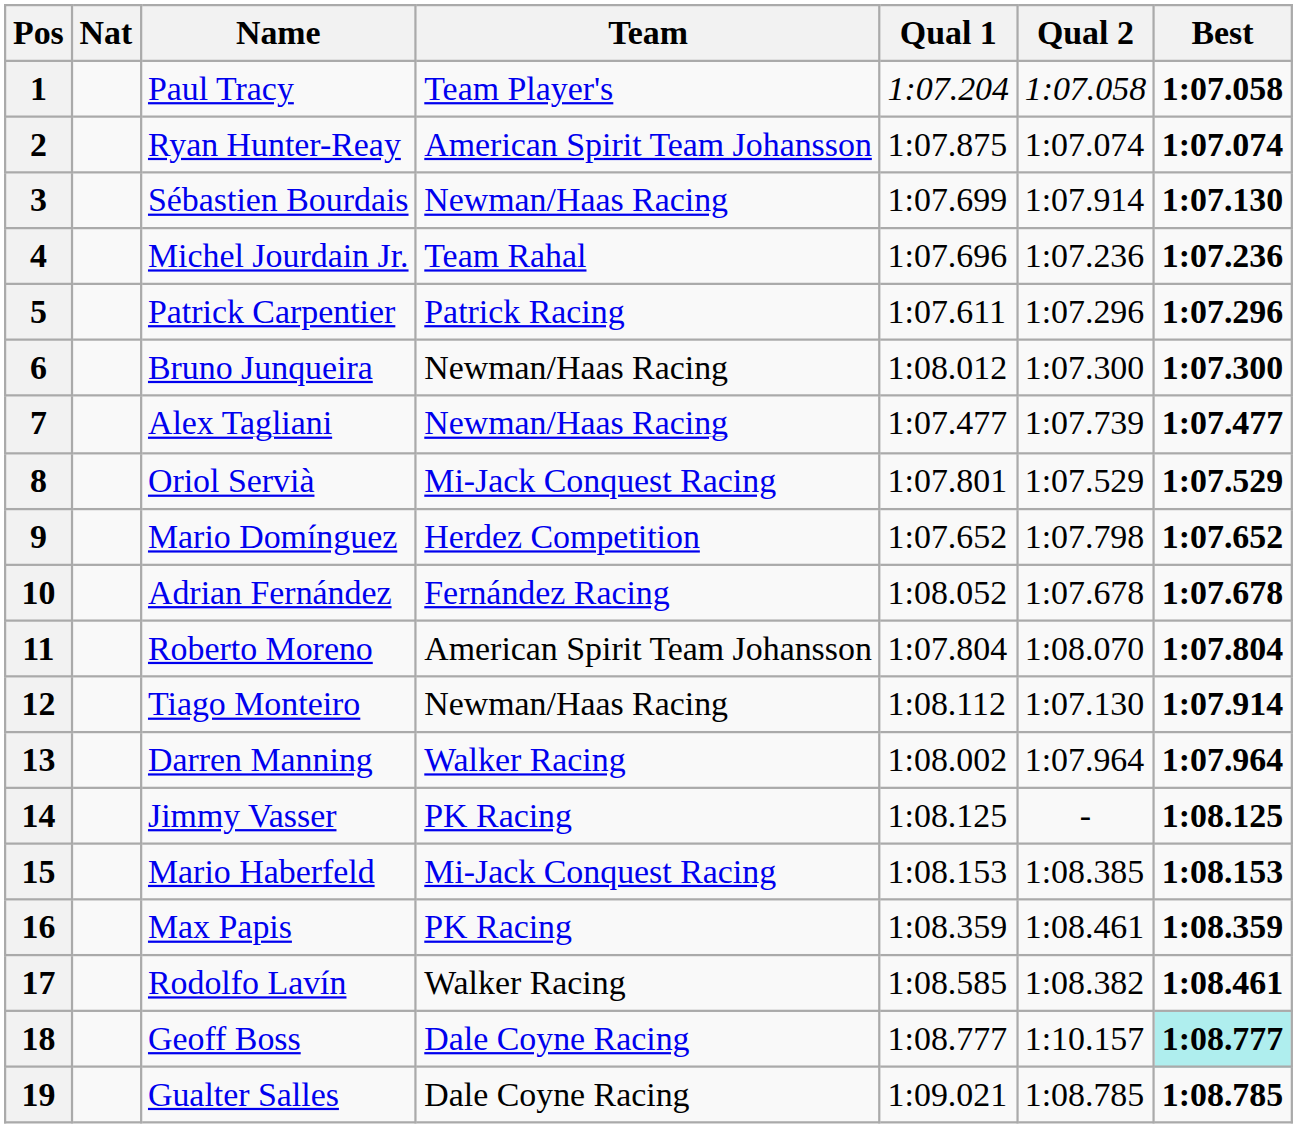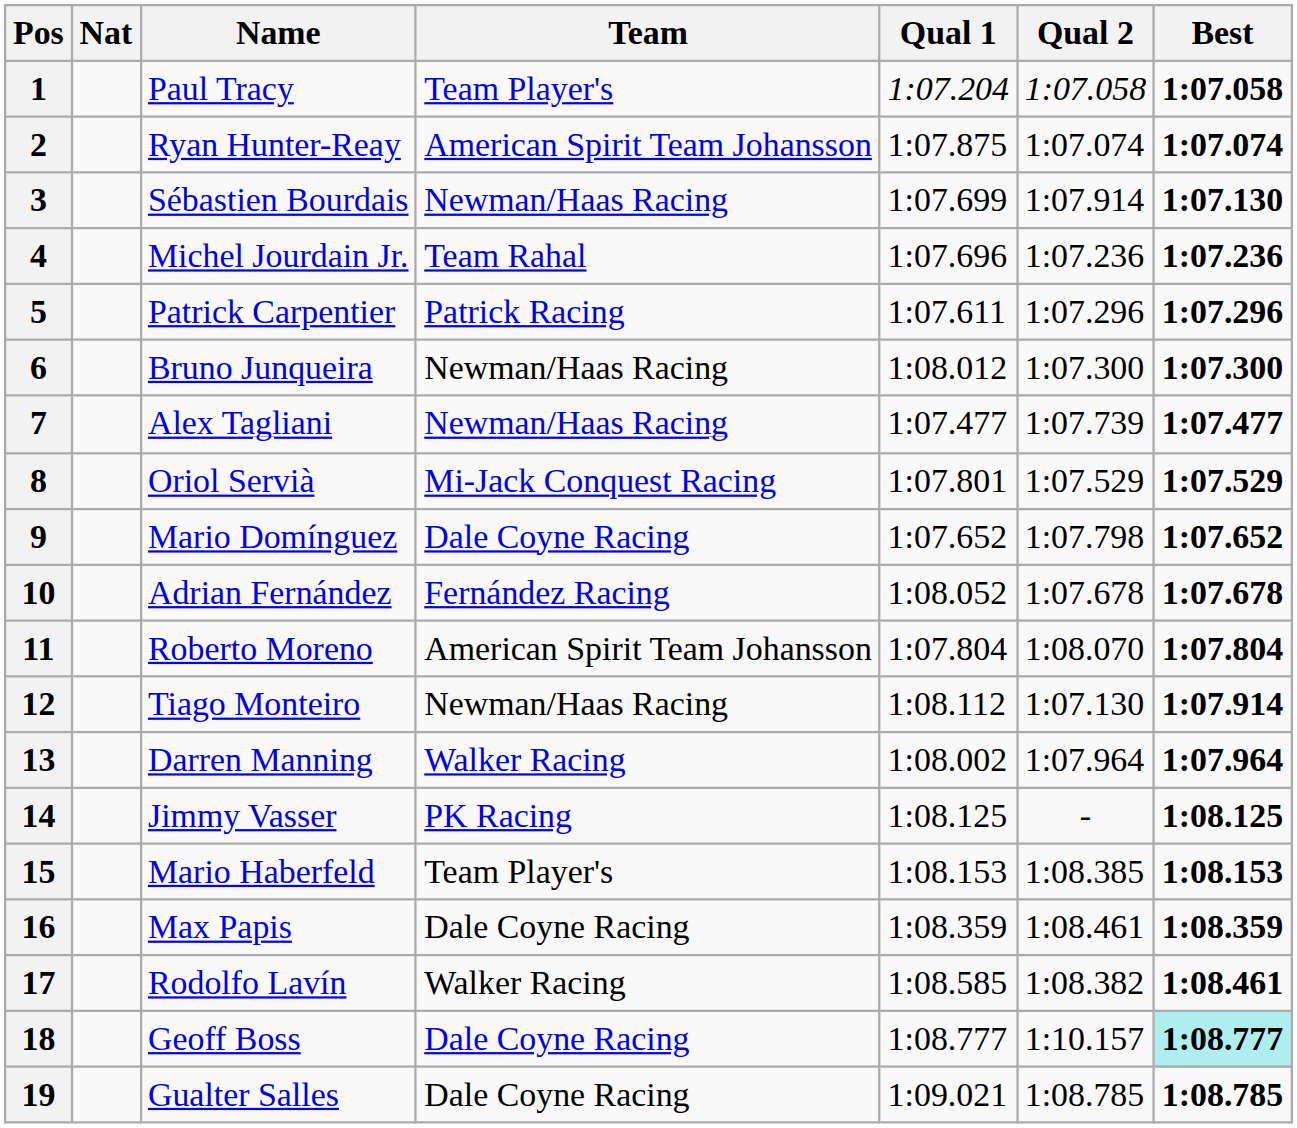(562, 535) Herdez Competition -> (557, 535) Dale Coyne Racing
(600, 870) Mi-Jack Conquest Racing -> (519, 870) Team Player's
(498, 926) PK Racing -> (557, 926) Dale Coyne Racing
